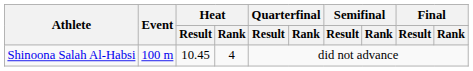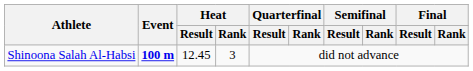(157, 56) normal -> (158, 56) bold
(196, 56) 10.45 -> (196, 56) 12.45
(232, 56) 4 -> (232, 56) 3
